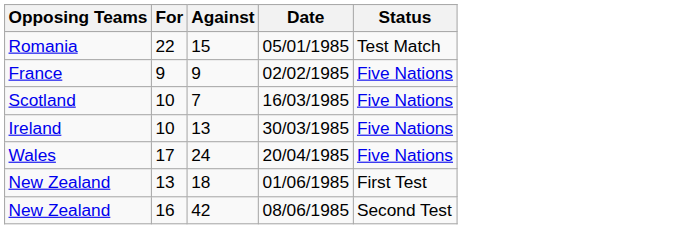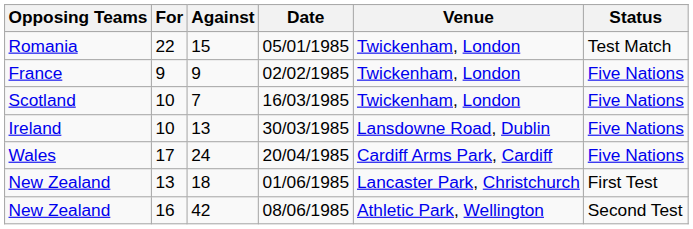+ column: (468, 18)
